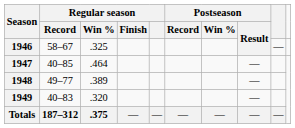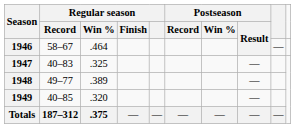(99, 47) .325 -> (99, 47) .464
(60, 64) 40–85 -> (60, 64) 40–83
(99, 64) .464 -> (99, 64) .325
(60, 98) 40–83 -> (60, 98) 40–85
